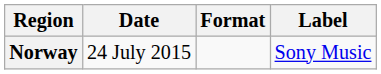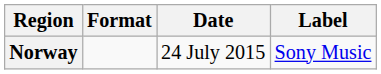columns swapped: (139, 20) <-> (233, 20)
